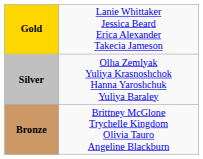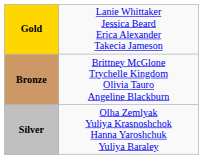rows swapped: (31, 79) <-> (31, 129)
